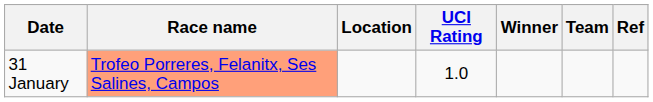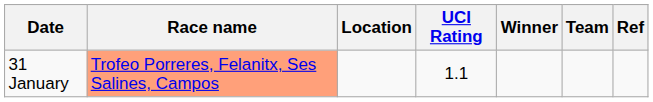(456, 73) 1.0 -> (456, 73) 1.1
